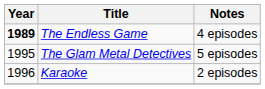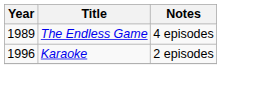(21, 34) bold -> (21, 34) normal
- row: (116, 53)
